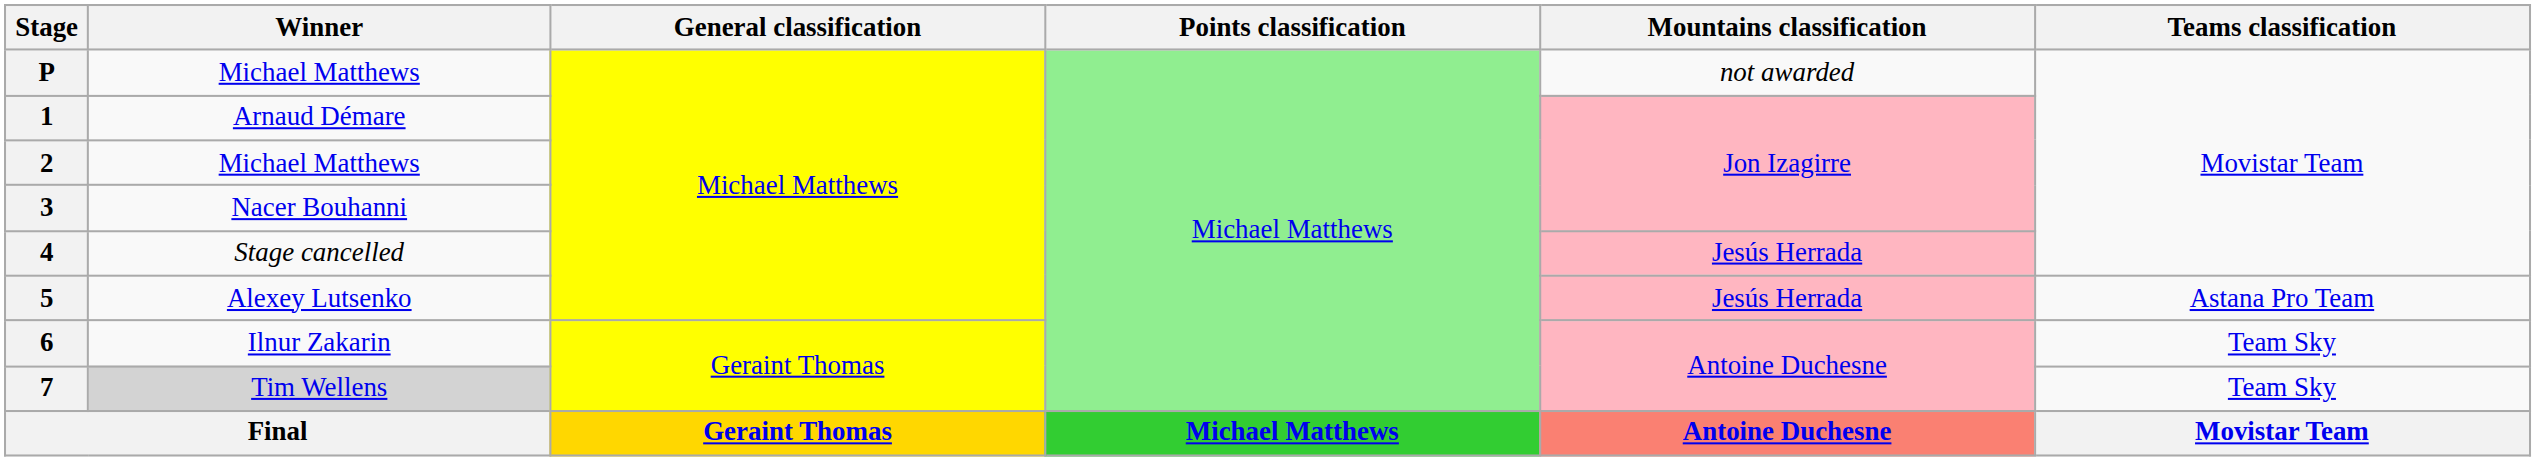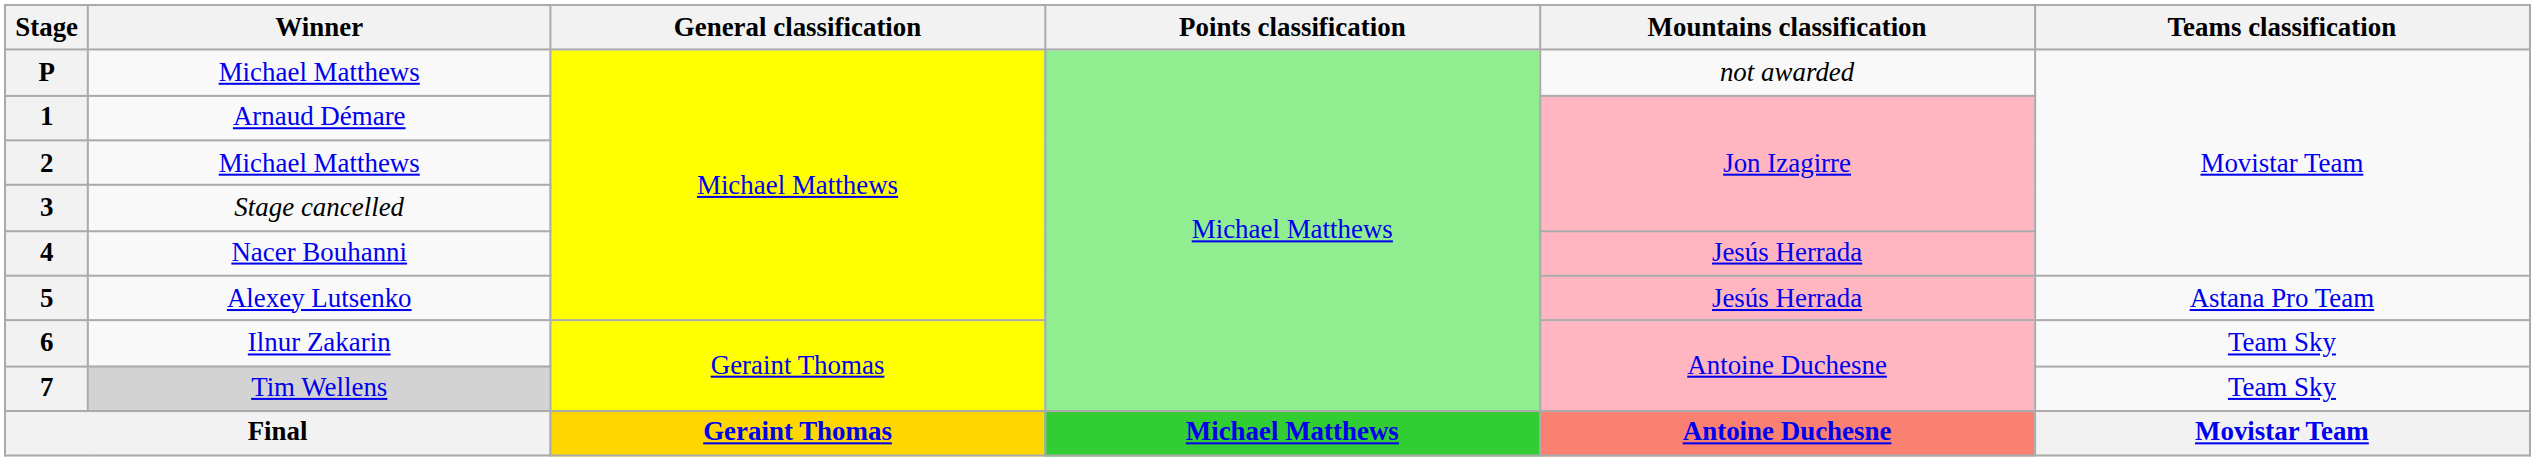(319, 207) Nacer Bouhanni -> (319, 207) Stage cancelled
(319, 252) Stage cancelled -> (319, 252) Nacer Bouhanni
